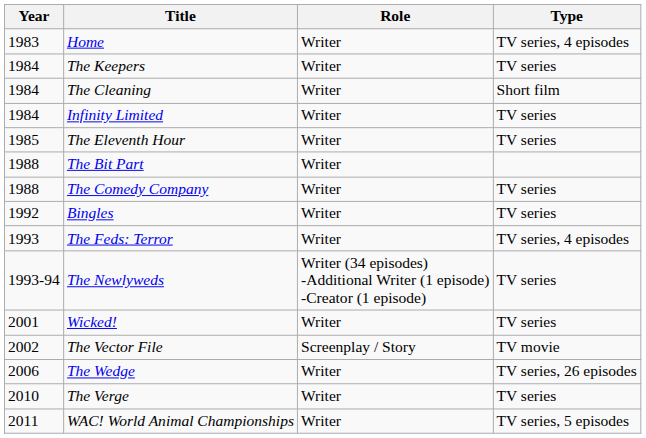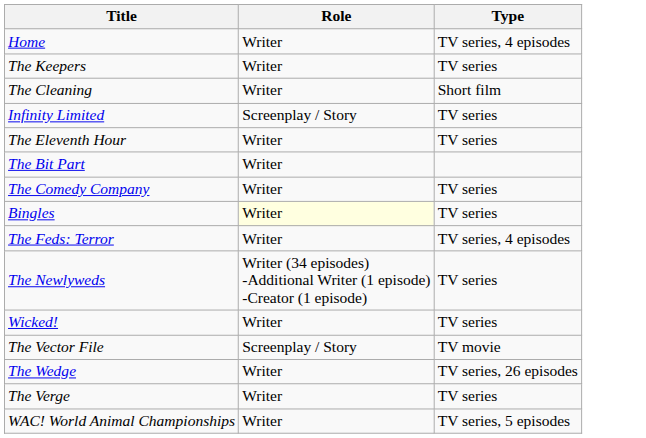- column: (34, 16)
(321, 115) Writer -> (300, 115) Screenplay / Story
(321, 213) no background -> (262, 213) lightyellow background
